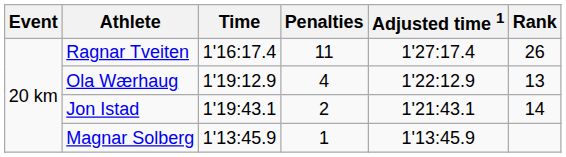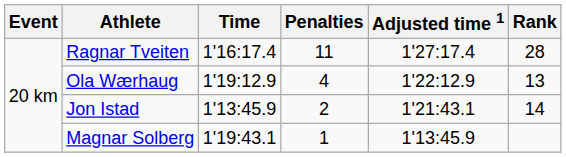(535, 52) 26 -> (535, 52) 28
(239, 109) 1'19:43.1 -> (239, 109) 1'13:45.9
(239, 138) 1'13:45.9 -> (239, 138) 1'19:43.1
